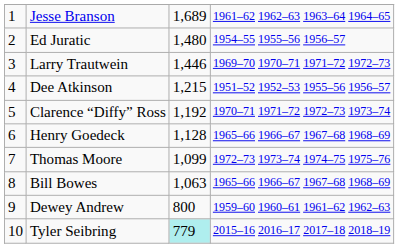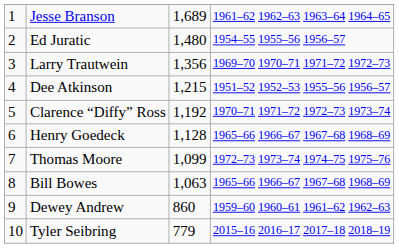(190, 64) 1,446 -> (190, 64) 1,356
(184, 207) 800 -> (184, 207) 860
(184, 231) paleturquoise background -> (184, 231) no background
